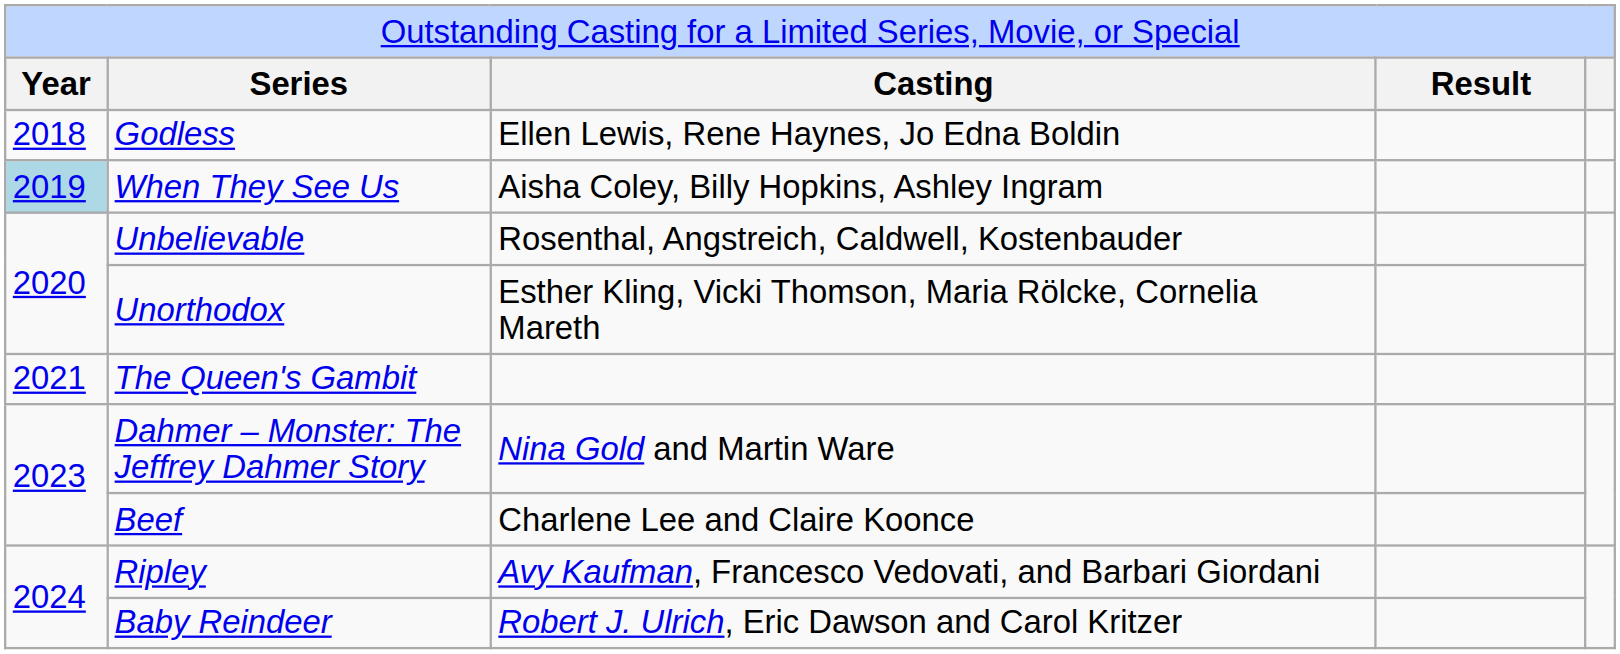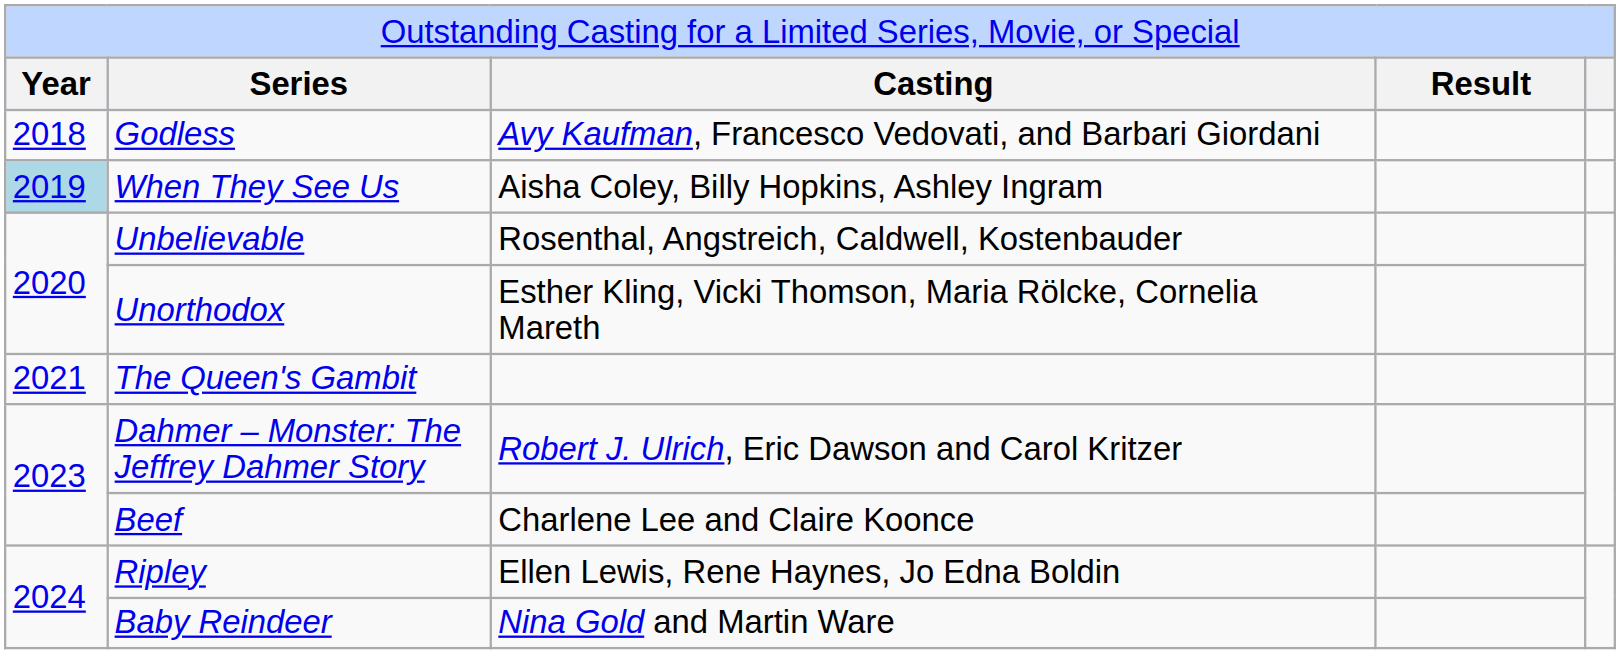(809, 135) Ellen Lewis, Rene Haynes, Jo Edna Boldin -> (909, 135) Avy Kaufman, Francesco Vedovati, and Barbari Giordani
(697, 449) Nina Gold and Martin Ware -> (840, 449) Robert J. Ulrich, Eric Dawson and Carol Kritzer
(909, 571) Avy Kaufman, Francesco Vedovati, and Barbari Giordani -> (809, 571) Ellen Lewis, Rene Haynes, Jo Edna Boldin
(840, 623) Robert J. Ulrich, Eric Dawson and Carol Kritzer -> (697, 623) Nina Gold and Martin Ware
